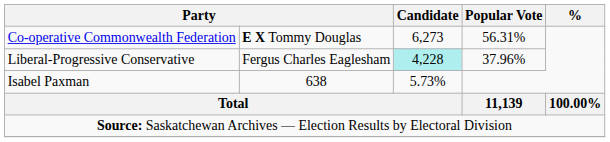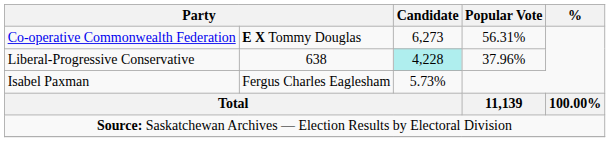(316, 59) Fergus Charles Eaglesham -> (316, 59) 638
(316, 81) 638 -> (316, 81) Fergus Charles Eaglesham
